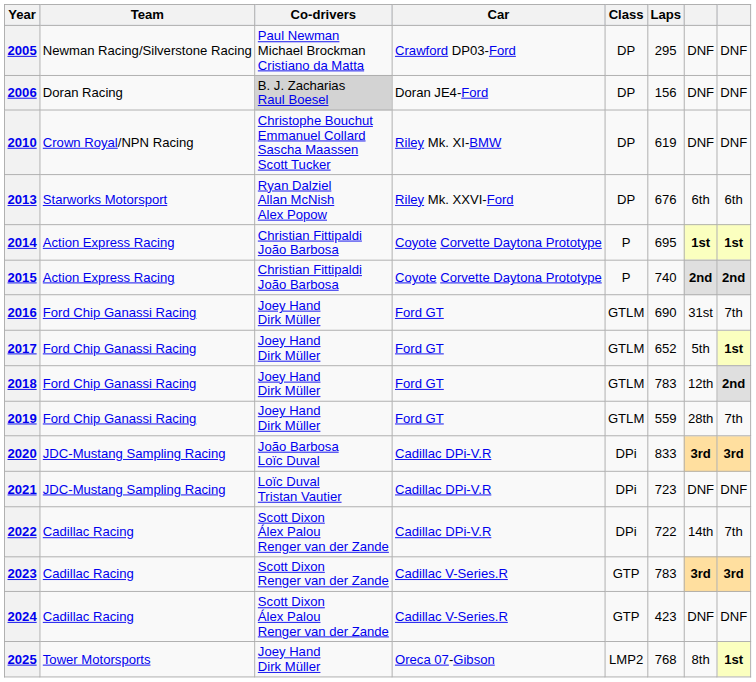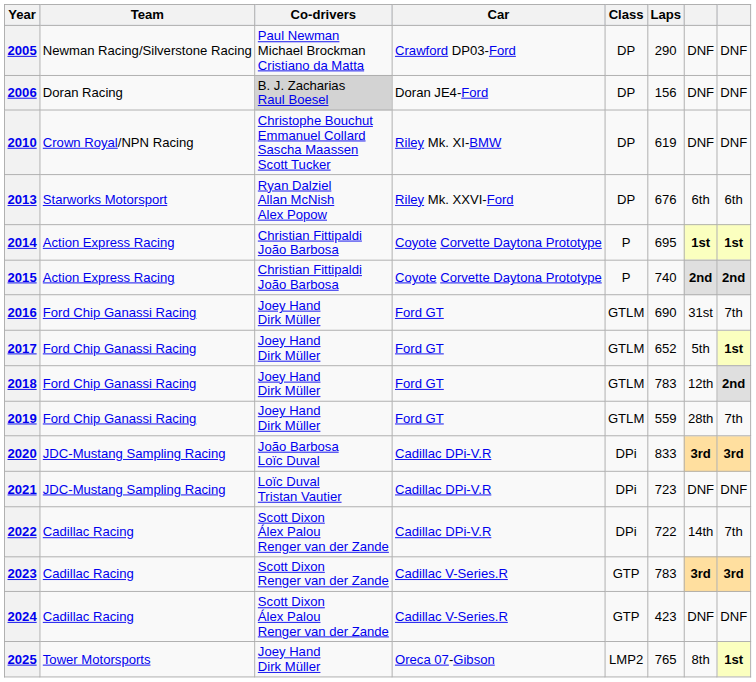(666, 50) 295 -> (666, 50) 290
(666, 659) 768 -> (666, 659) 765
